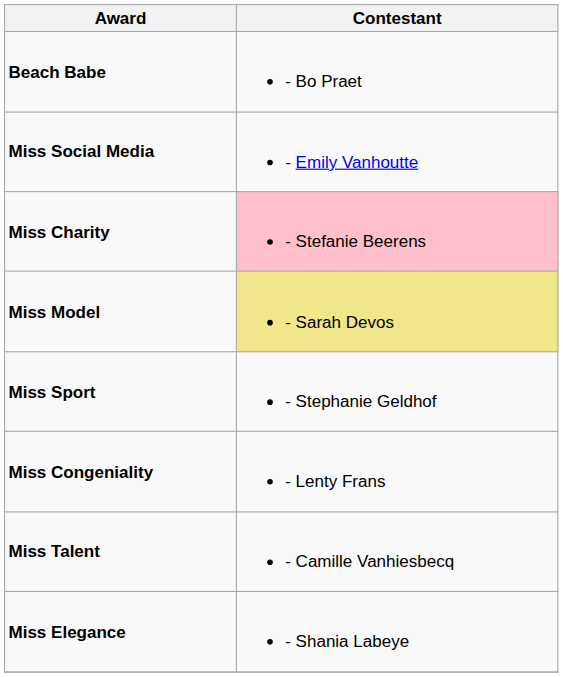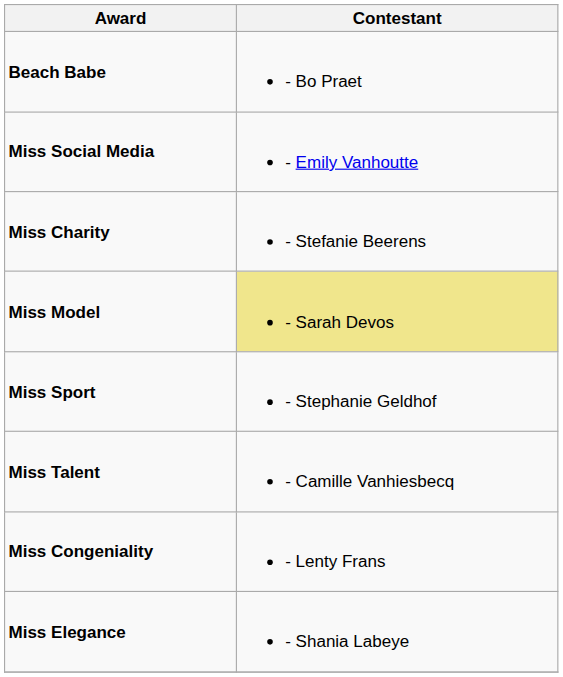(397, 241) pink background -> (397, 241) no background
rows swapped: (81, 472) <-> (54, 552)
